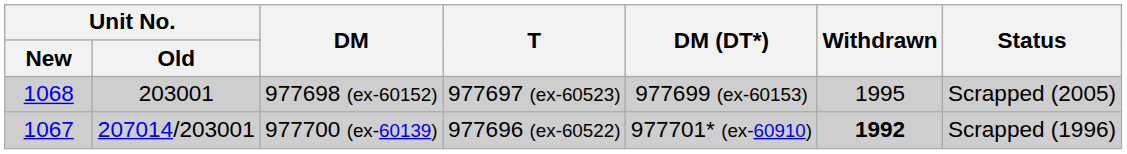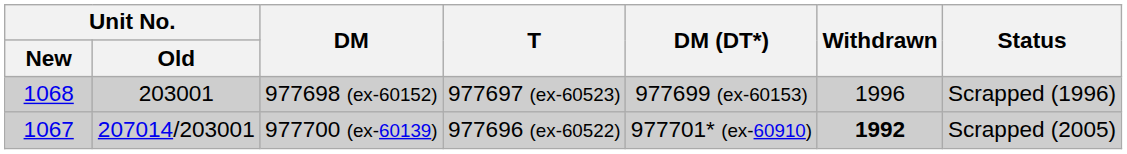(880, 93) 1995 -> (880, 93) 1996
(1032, 93) Scrapped (2005) -> (1032, 93) Scrapped (1996)
(1032, 129) Scrapped (1996) -> (1032, 129) Scrapped (2005)
